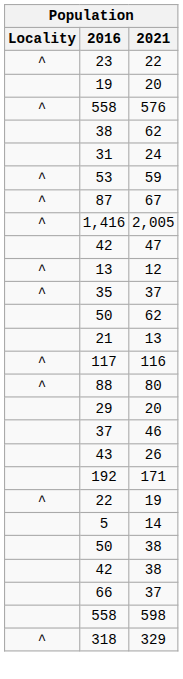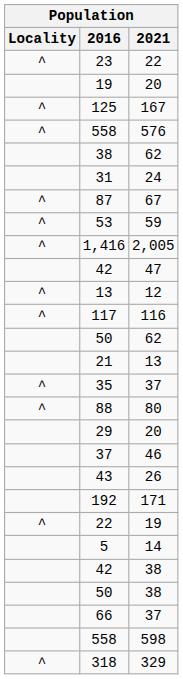+ row: (104, 108)
rows swapped: (104, 178) <-> (104, 201)
rows swapped: (104, 293) <-> (104, 363)
rows swapped: (104, 547) <-> (104, 570)
